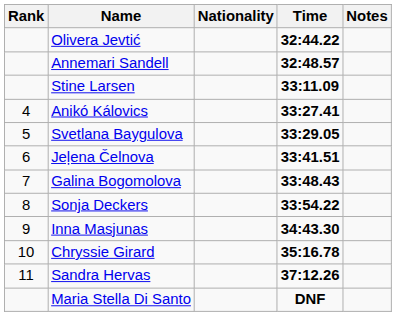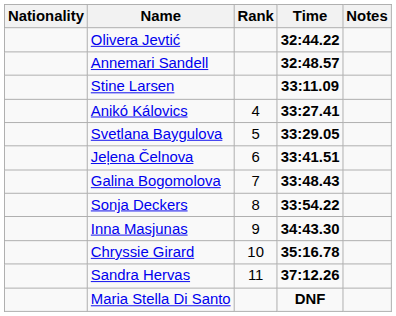columns swapped: (26, 16) <-> (236, 16)
